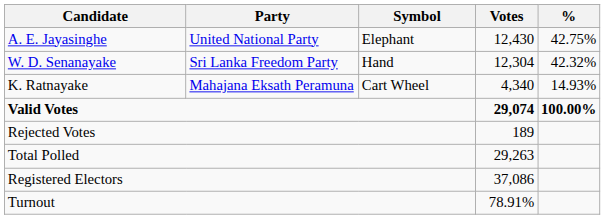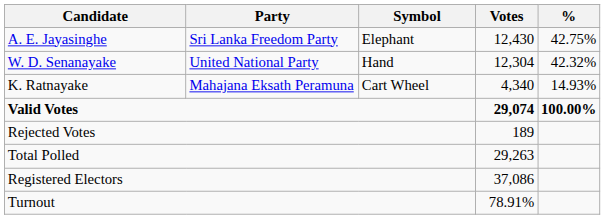(254, 39) United National Party -> (264, 39) Sri Lanka Freedom Party
(264, 62) Sri Lanka Freedom Party -> (254, 62) United National Party
